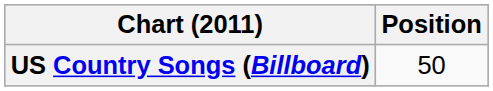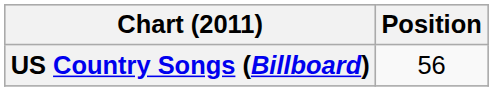(432, 65) 50 -> (432, 65) 56
